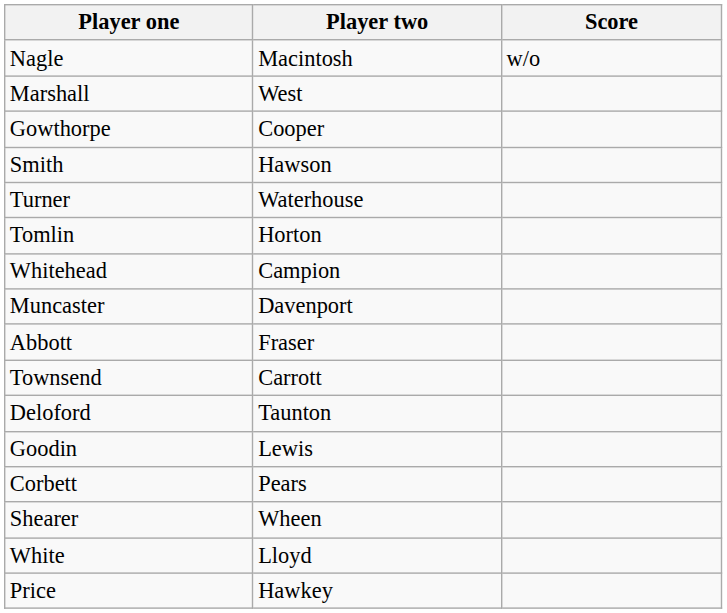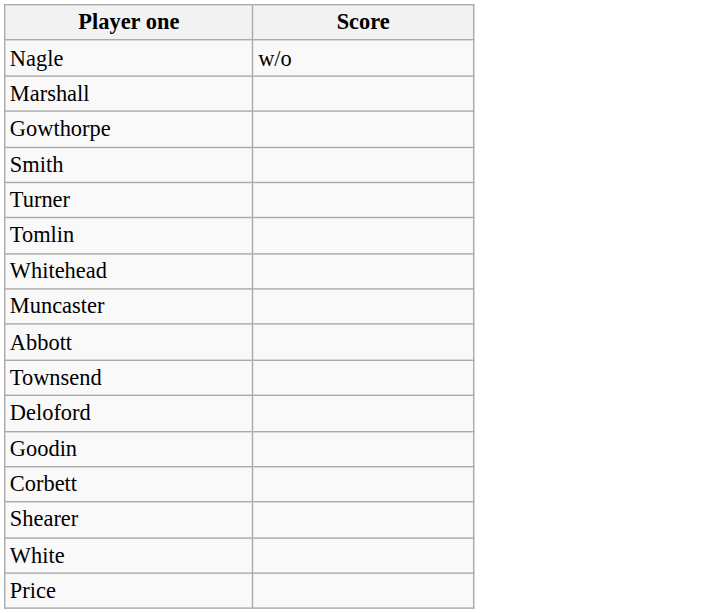- column: (377, 22)
